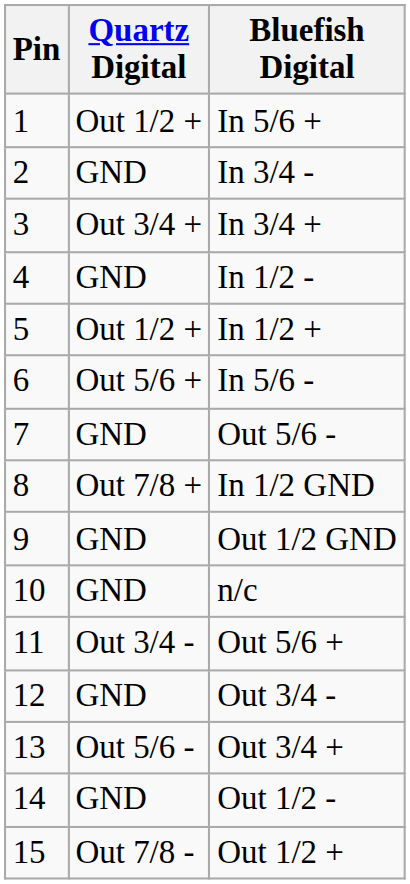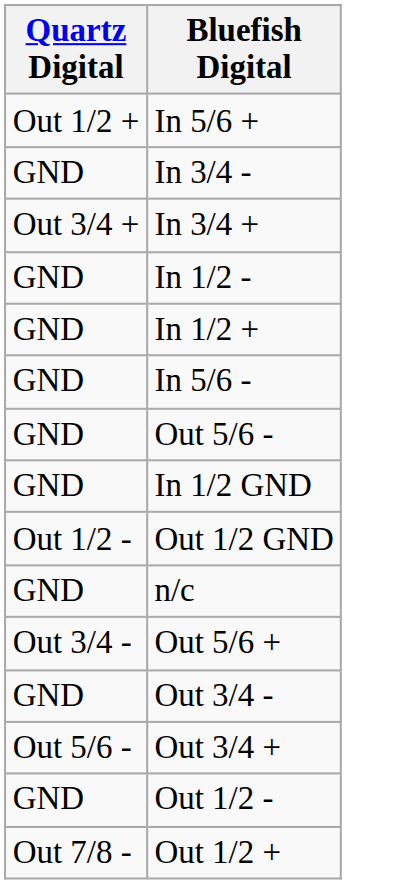- column: (36, 49)
(139, 329) Out 1/2 + -> (48, 329) GND
(139, 381) Out 5/6 + -> (48, 381) GND
(139, 485) Out 7/8 + -> (48, 485) GND
(111, 538) GND -> (72, 538) Out 1/2 -
